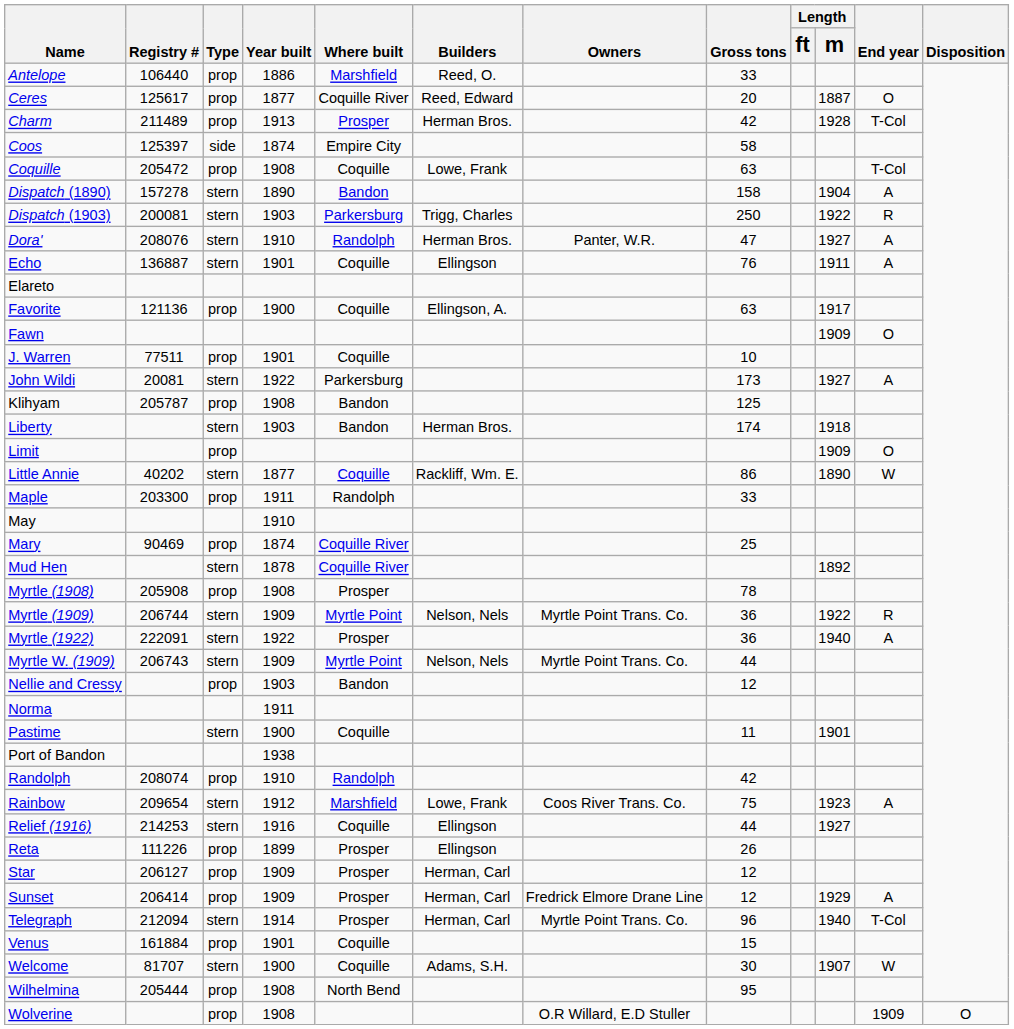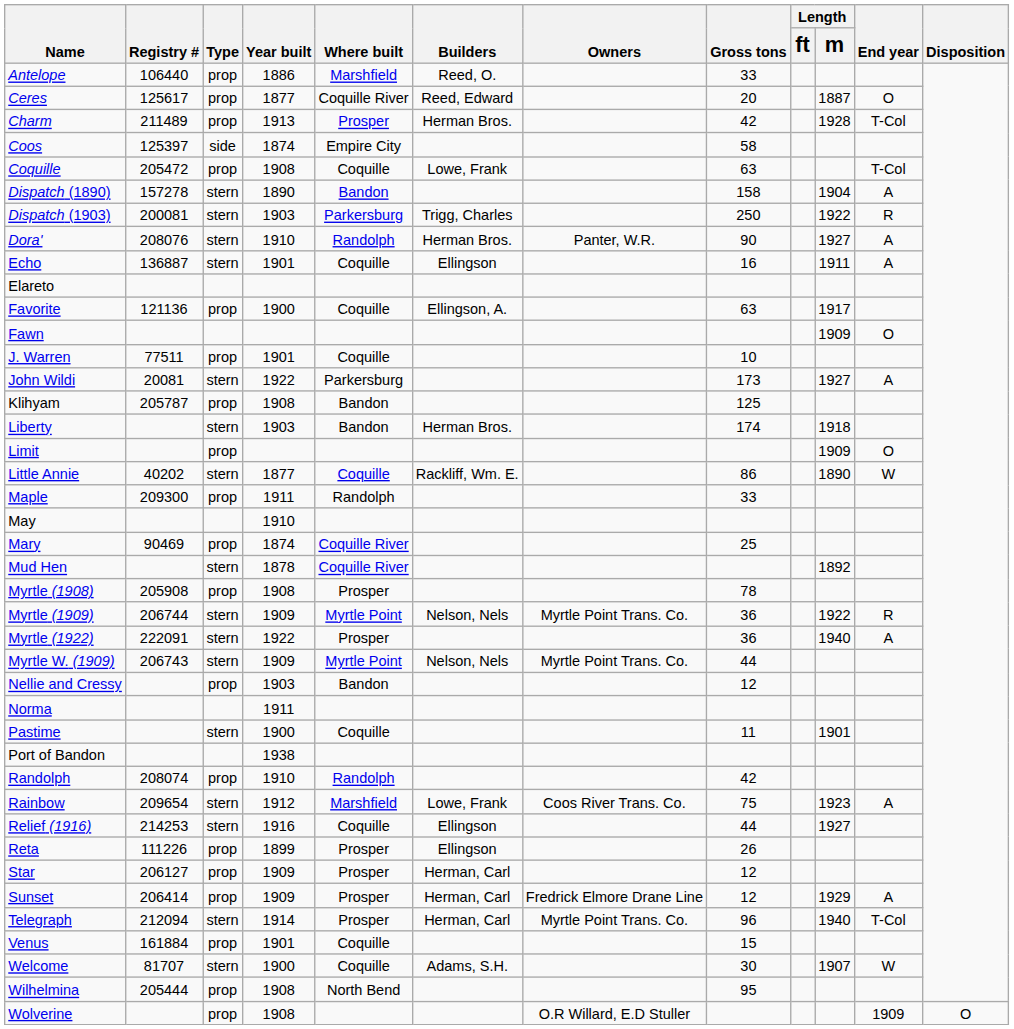(748, 239) 47 -> (748, 239) 90
(748, 262) 76 -> (748, 262) 16
(164, 497) 203300 -> (164, 497) 209300
